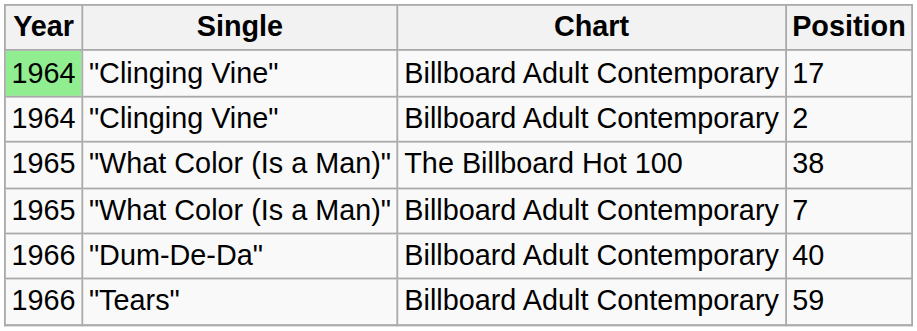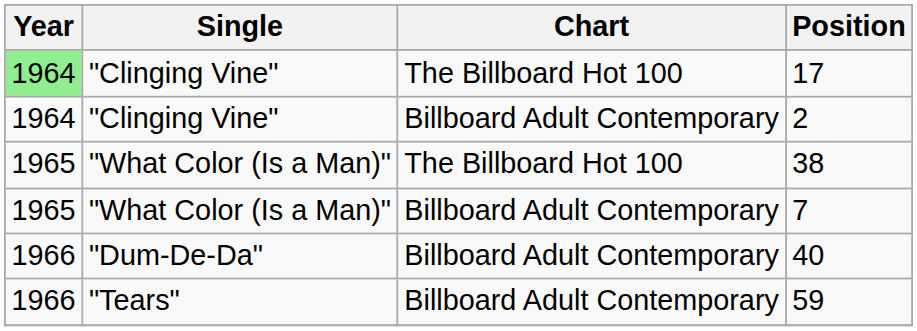(592, 73) Billboard Adult Contemporary -> (544, 73) The Billboard Hot 100
